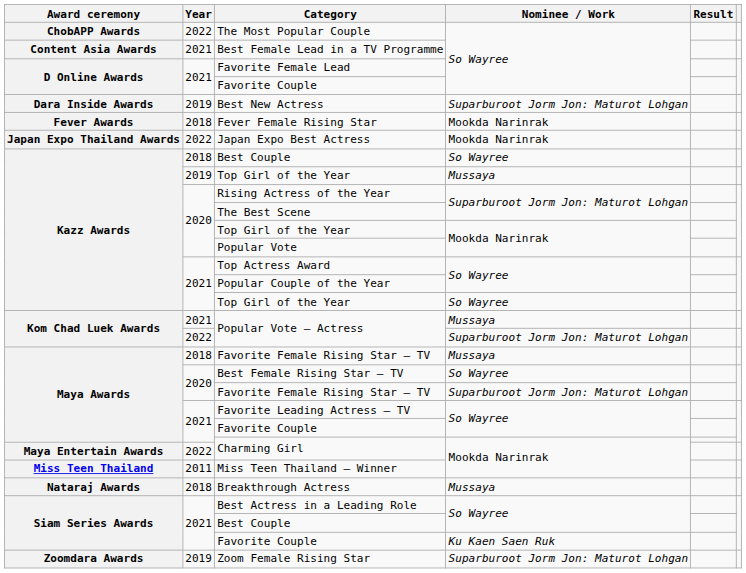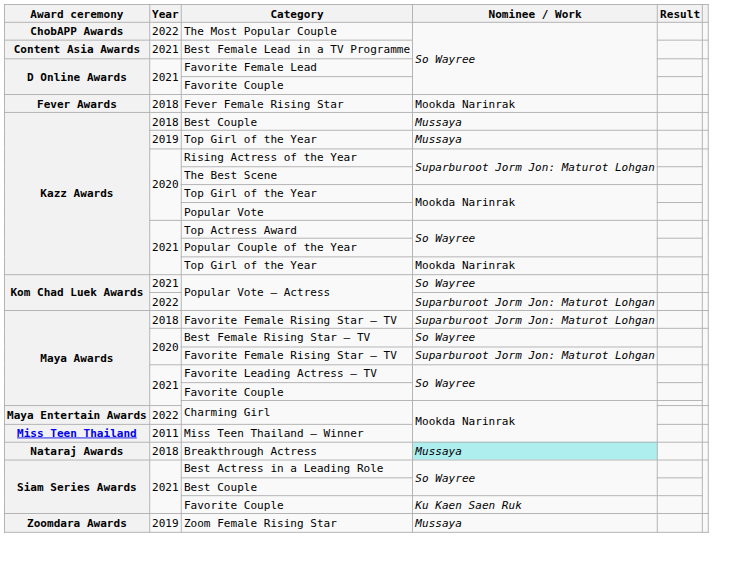- row: (199, 103)
- row: (199, 139)
(479, 158) So Wayree -> (439, 121) Mussaya
(479, 302) So Wayree -> (465, 266) Mookda Narinrak
(472, 320) Mussaya -> (445, 284) So Wayree
(472, 356) Mussaya -> (535, 320) Suparburoot Jorm Jon: Maturot Lohgan
(472, 487) no background -> (439, 451) paleturquoise background
(568, 559) Suparburoot Jorm Jon: Maturot Lohgan -> (439, 523) Mussaya
